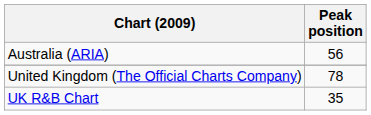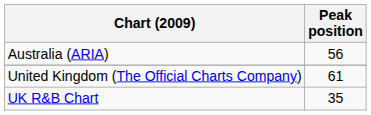(336, 76) 78 -> (336, 76) 61
